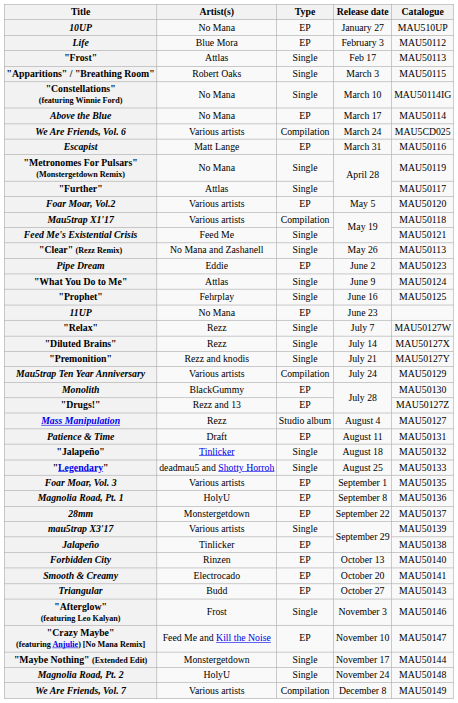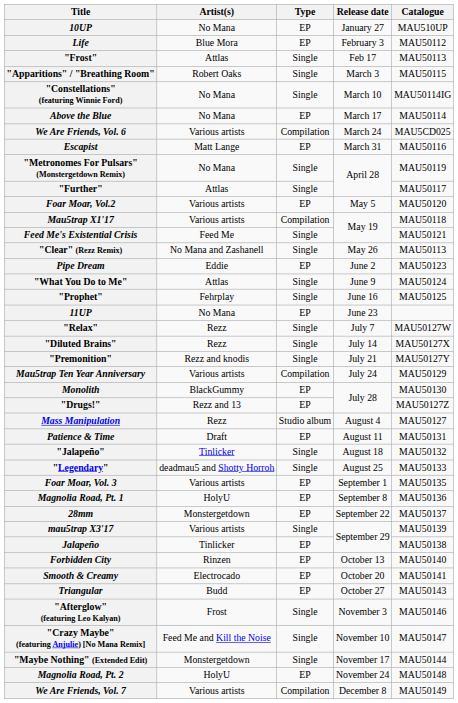(305, 638) EP -> (305, 638) Single
(305, 675) Single -> (305, 675) EP
